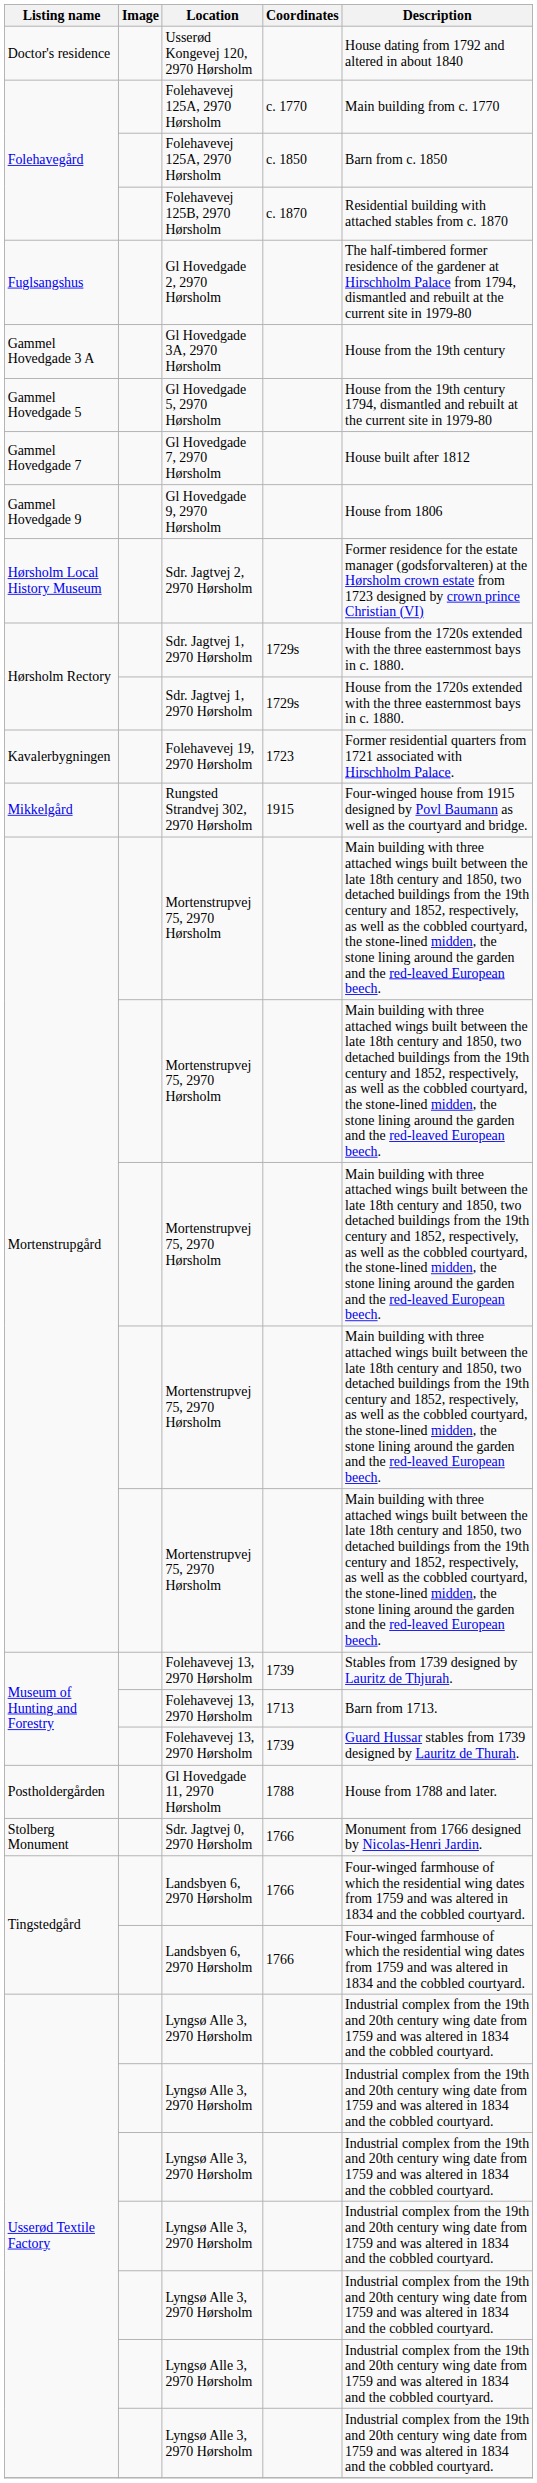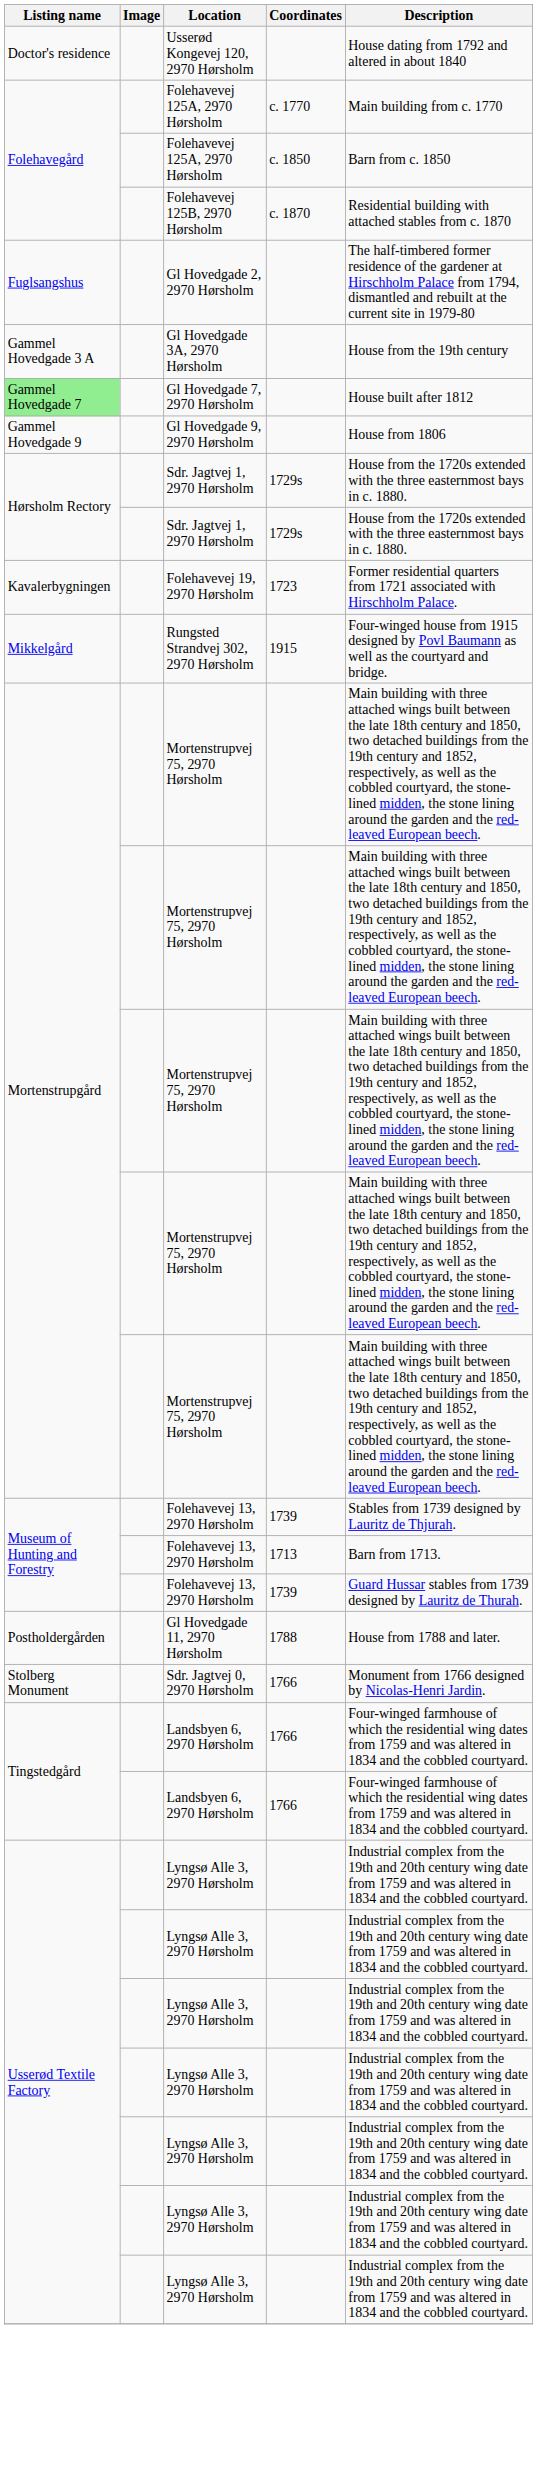- row: (206, 404)
(45, 458) no background -> (45, 397) lightgreen background
- row: (209, 580)
